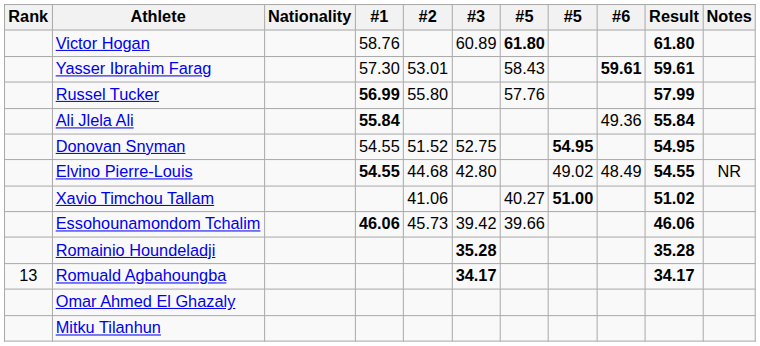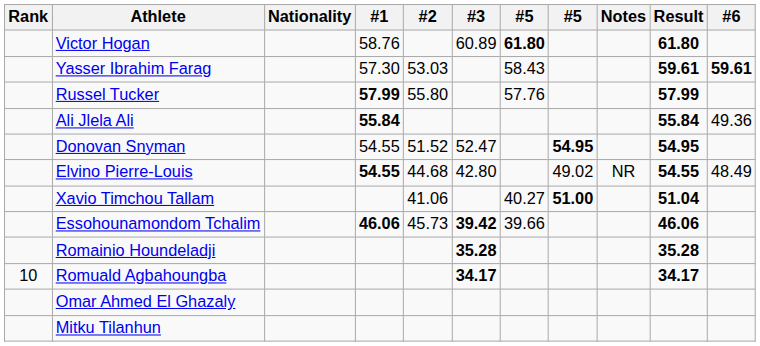columns swapped: (621, 17) <-> (729, 17)
(428, 69) 53.01 -> (428, 69) 53.03
(379, 95) 56.99 -> (379, 95) 57.99
(476, 146) 52.75 -> (476, 146) 52.47
(674, 198) 51.02 -> (679, 198) 51.04
(476, 224) normal -> (476, 224) bold
(28, 276) 13 -> (28, 276) 10
